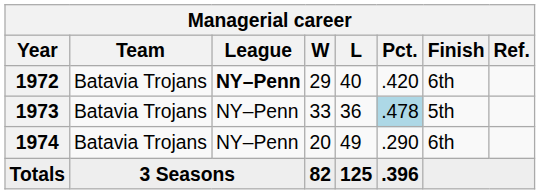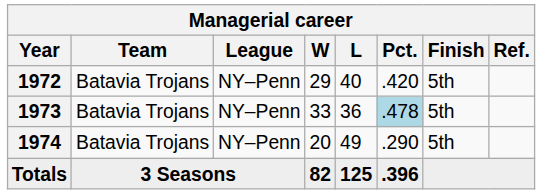(258, 81) bold -> (259, 81) normal
(441, 81) 6th -> (441, 81) 5th
(441, 142) 6th -> (441, 142) 5th
